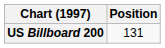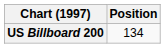(133, 33) 131 -> (133, 33) 134
